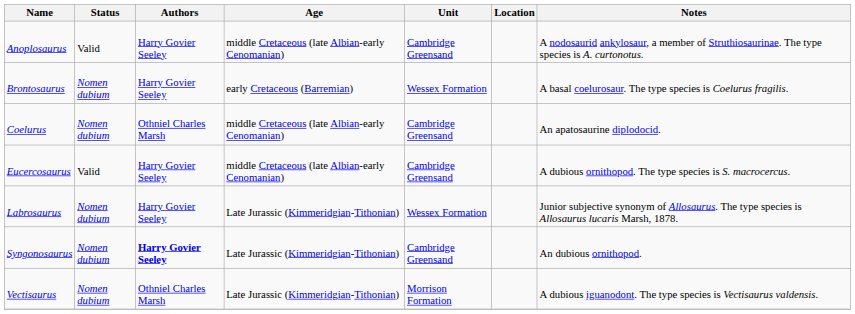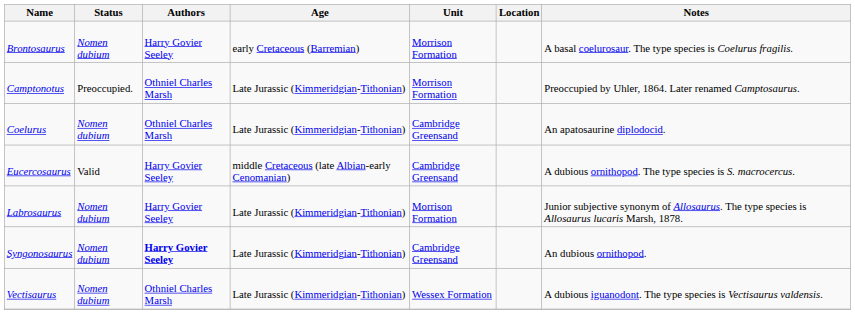- row: (37, 48)
(447, 89) Wessex Formation -> (434, 48) Morrison Formation
+ row: (35, 89)
(305, 130) middle Cretaceous (late Albian-early Cenomanian) -> (319, 130) Late Jurassic (Kimmeridgian-Tithonian)
(447, 212) Wessex Formation -> (434, 212) Morrison Formation
(429, 294) Morrison Formation -> (452, 294) Wessex Formation
